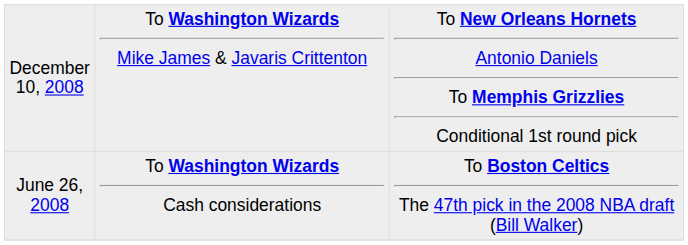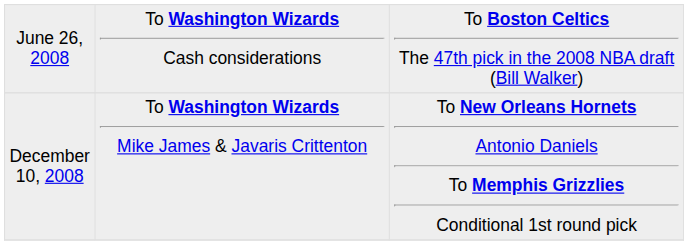rows swapped: (50, 195) <-> (50, 78)
